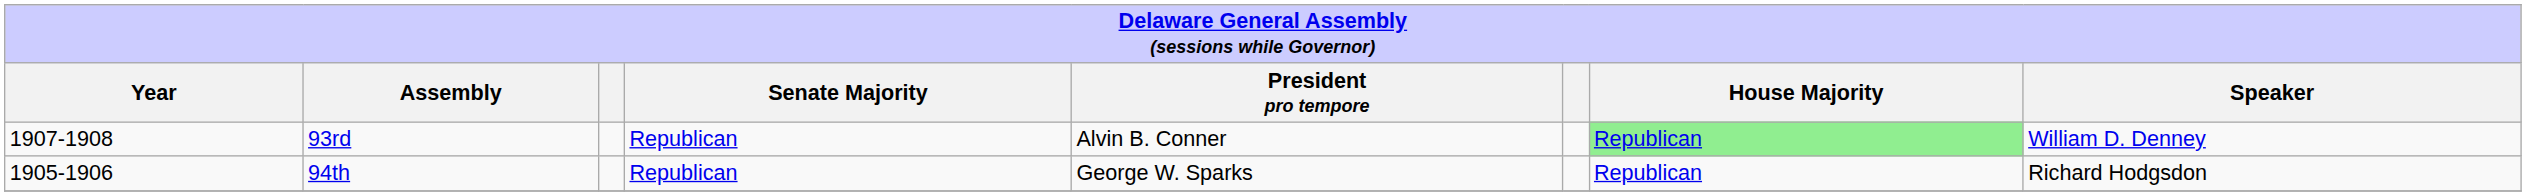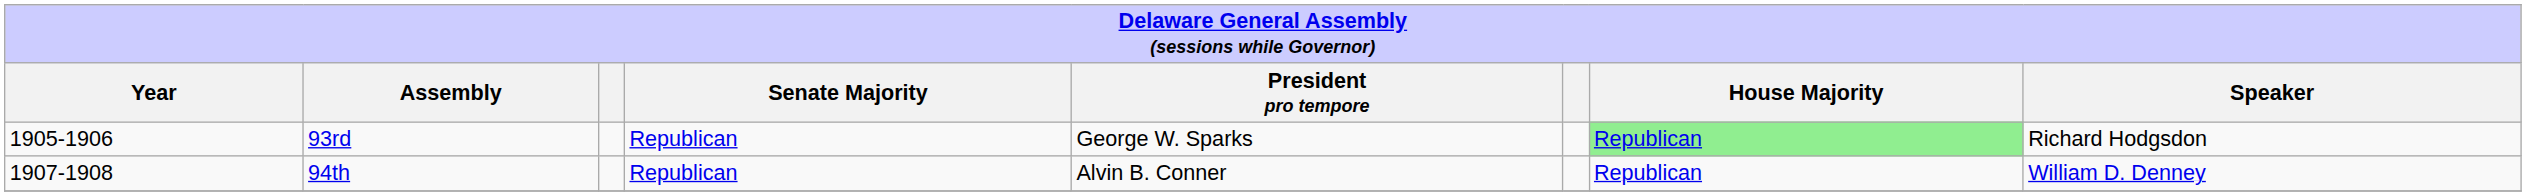(61, 138) 1907-1908 -> (61, 138) 1905-1906
(1151, 138) Alvin B. Conner -> (1165, 138) George W. Sparks
(2117, 138) William D. Denney -> (2118, 138) Richard Hodgsdon
(61, 172) 1905-1906 -> (61, 172) 1907-1908
(1165, 172) George W. Sparks -> (1151, 172) Alvin B. Conner
(2118, 172) Richard Hodgsdon -> (2117, 172) William D. Denney
